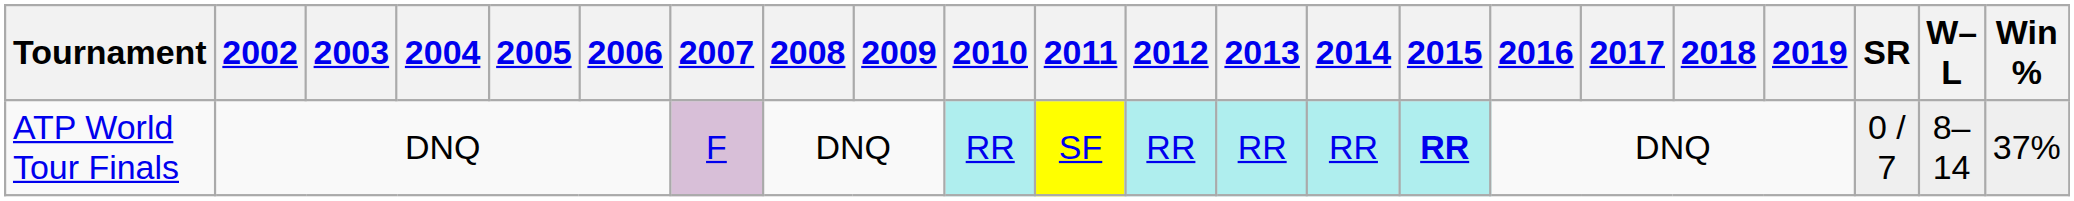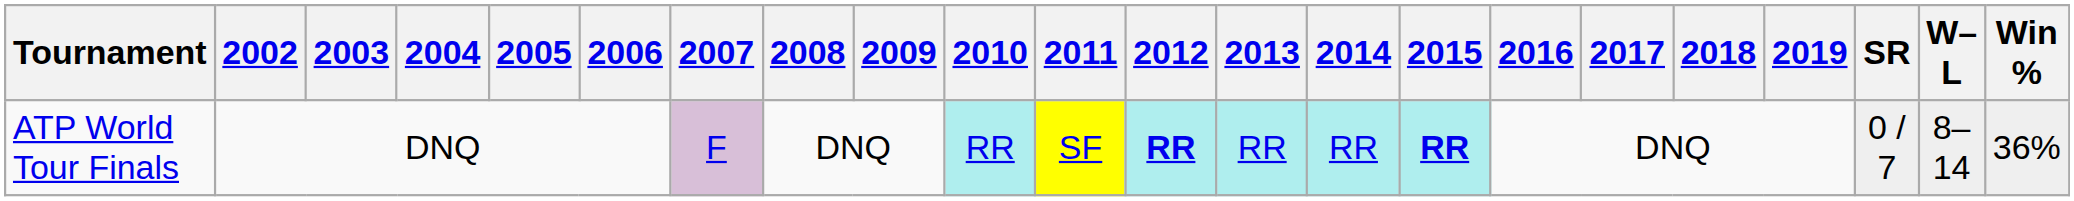(1171, 147) normal -> (1171, 147) bold
(2027, 147) 37% -> (2027, 147) 36%
